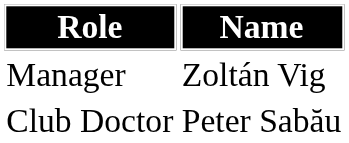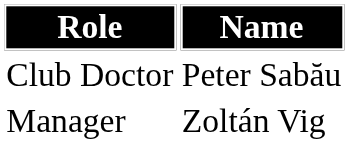rows swapped: (66, 75) <-> (90, 121)
